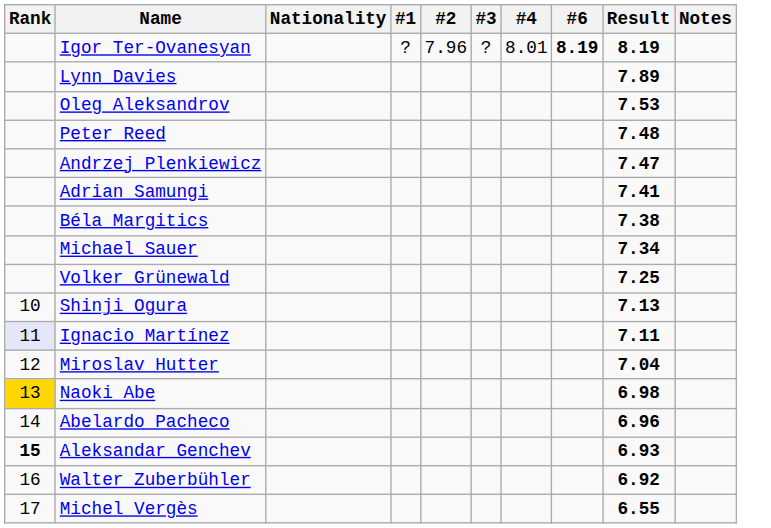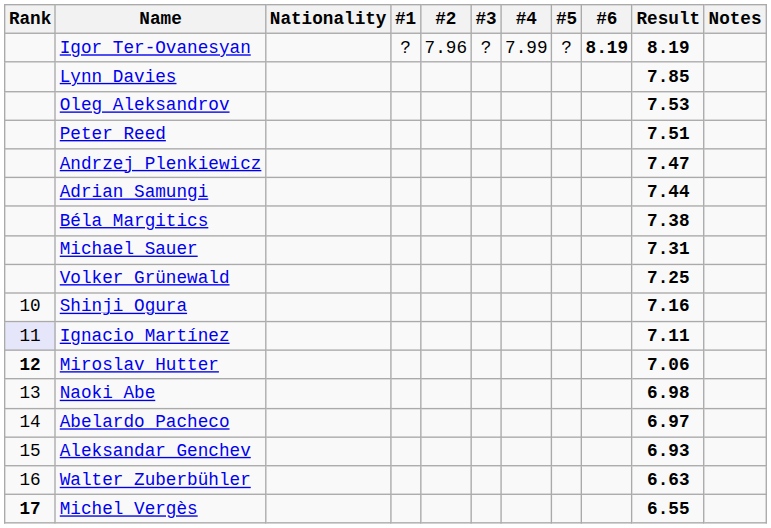+ column: (567, 19)
(526, 48) 8.01 -> (526, 48) 7.99
(639, 77) 7.89 -> (668, 77) 7.85
(639, 134) 7.48 -> (668, 134) 7.51
(639, 192) 7.41 -> (668, 192) 7.44
(639, 250) 7.34 -> (668, 250) 7.31
(639, 307) 7.13 -> (668, 307) 7.16
(30, 365) normal -> (30, 365) bold
(639, 365) 7.04 -> (668, 365) 7.06
(30, 394) gold background -> (30, 394) no background
(639, 422) 6.96 -> (668, 422) 6.97
(30, 451) bold -> (30, 451) normal
(639, 480) 6.92 -> (668, 480) 6.63
(30, 509) normal -> (30, 509) bold
